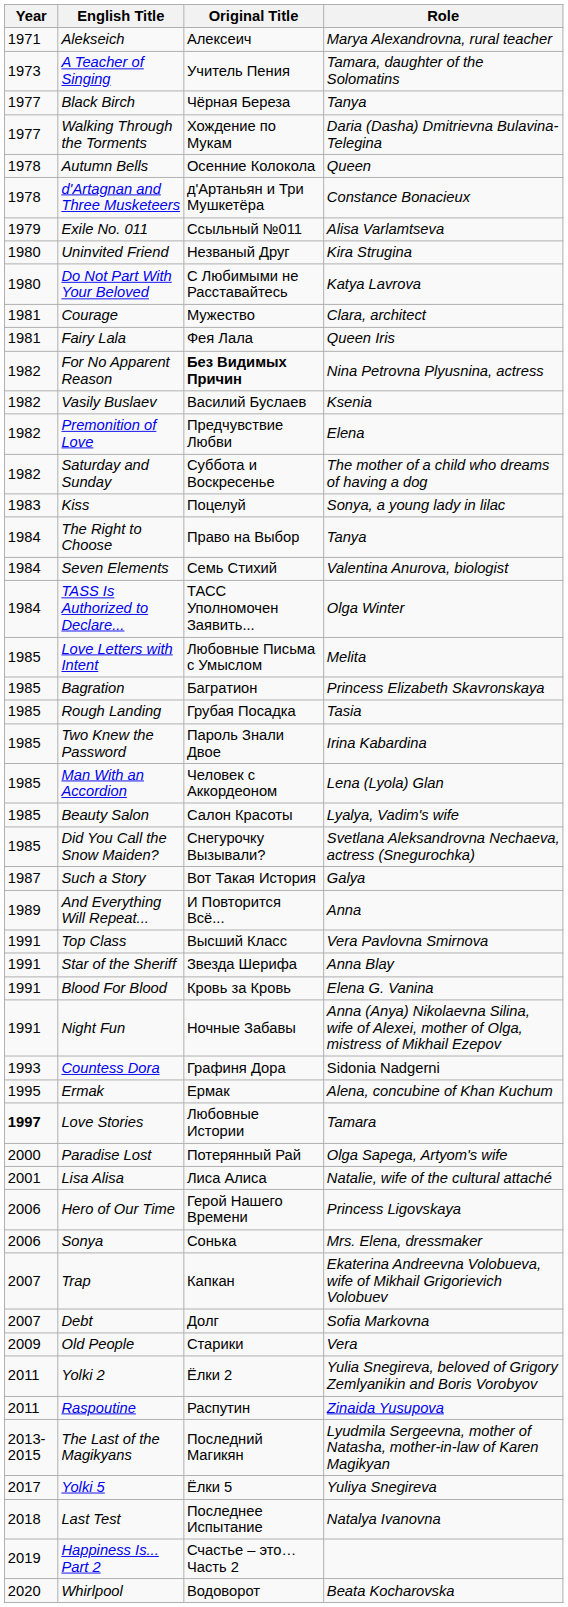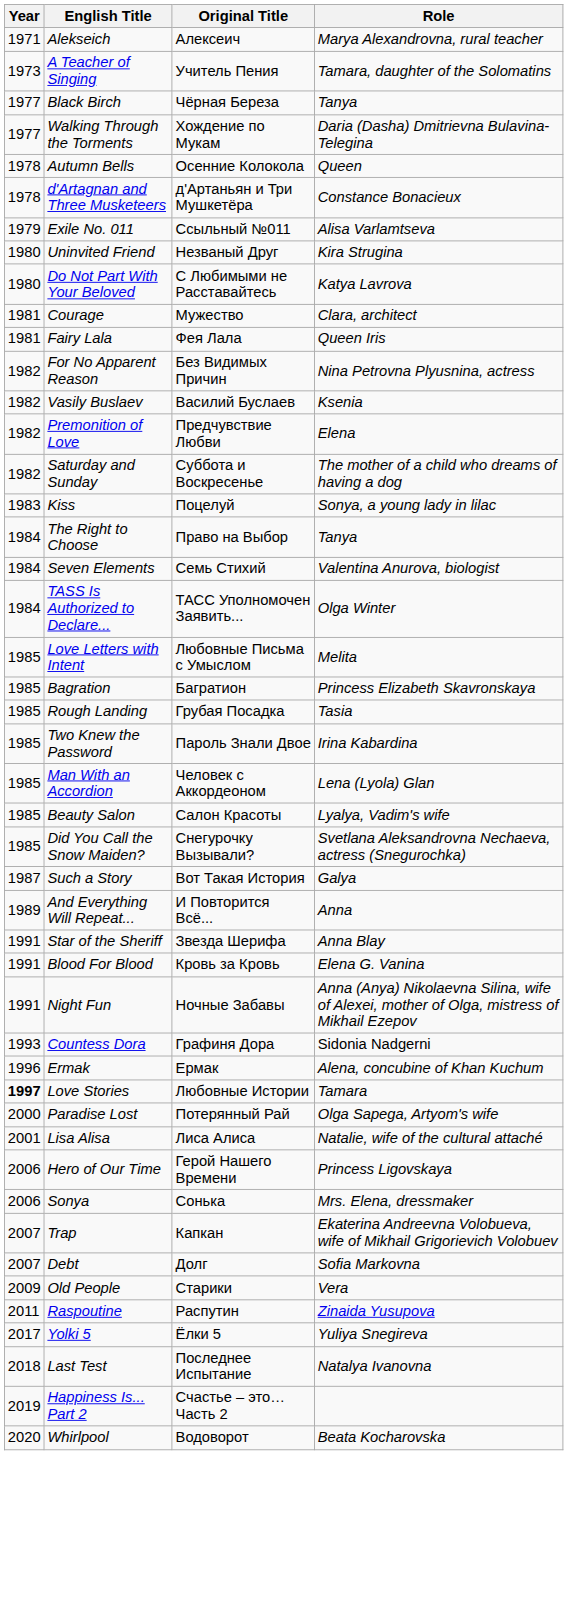(237, 370) bold -> (221, 370) normal
- row: (94, 941)
(24, 1091) 1995 -> (24, 1068) 1996
- row: (83, 1376)
- row: (111, 1447)
